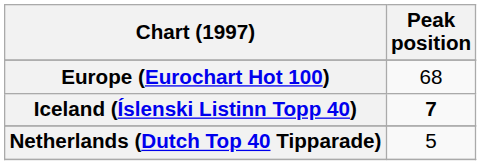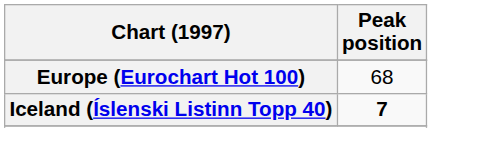- row: (195, 142)
